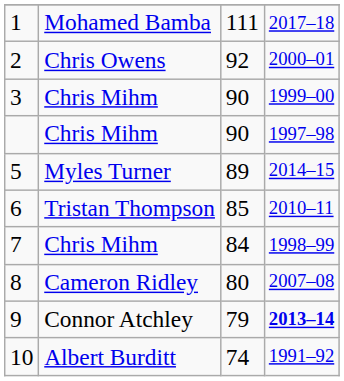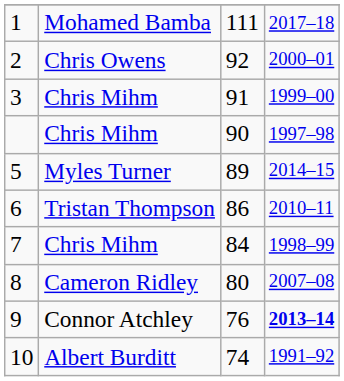(237, 97) 90 -> (237, 97) 91
(237, 208) 85 -> (237, 208) 86
(237, 319) 79 -> (237, 319) 76
